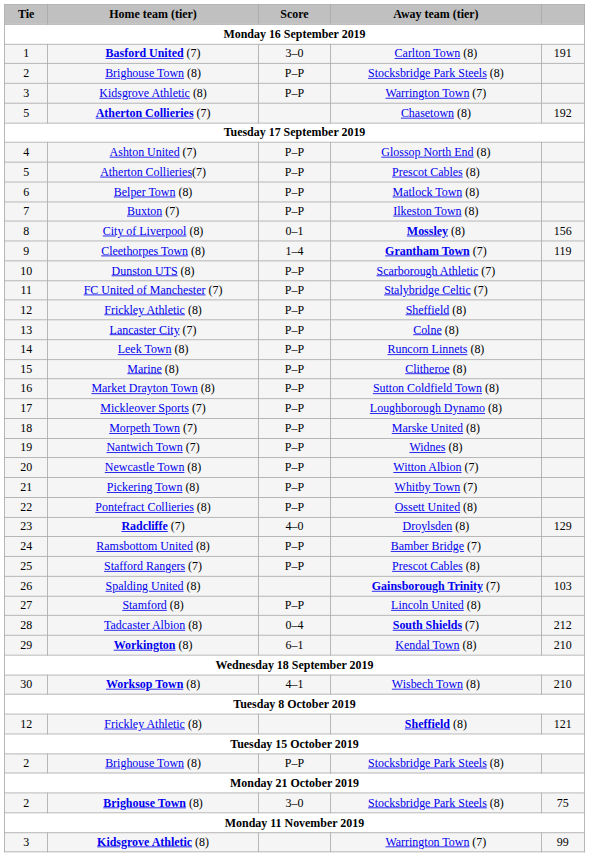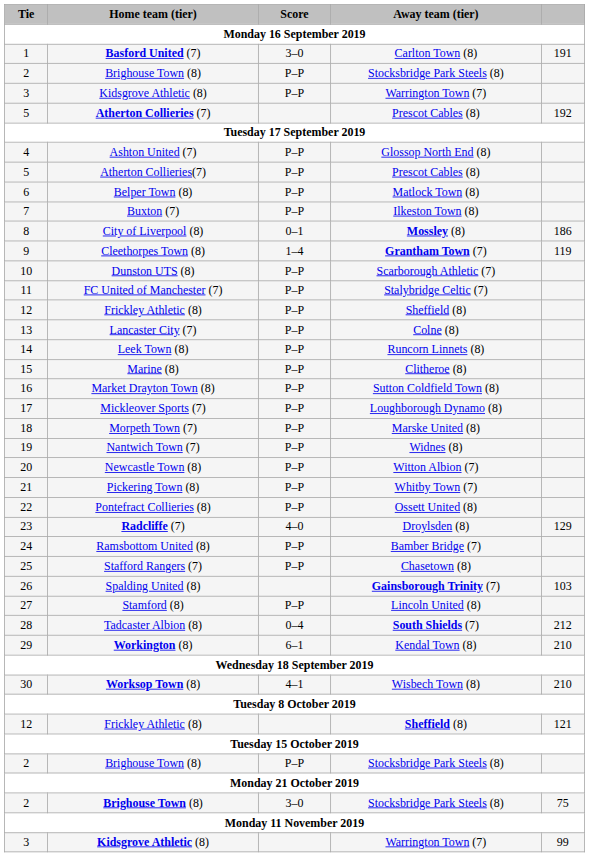(436, 113) Chasetown (8) -> (436, 113) Prescot Cables (8)
(563, 231) 156 -> (563, 231) 186
(436, 566) Prescot Cables (8) -> (436, 566) Chasetown (8)
